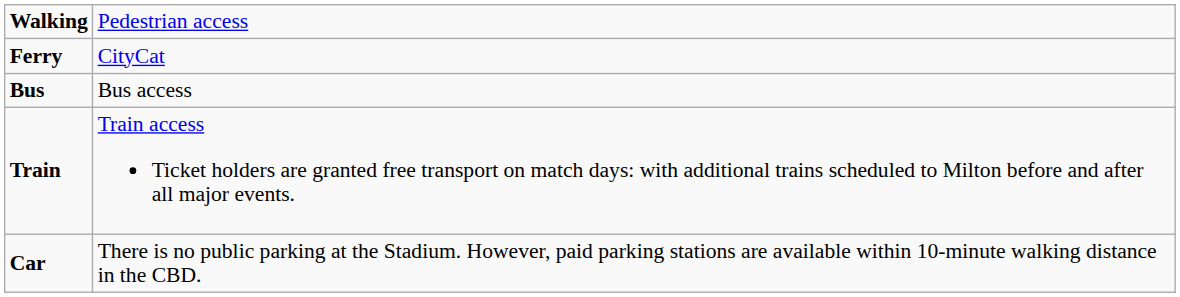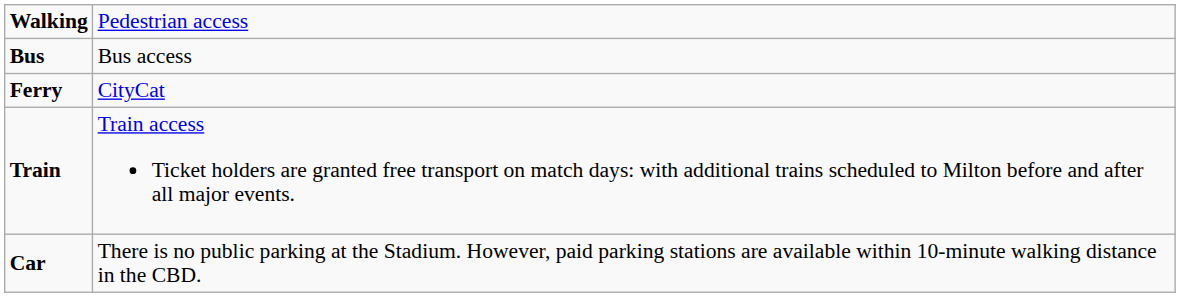rows swapped: (36, 55) <-> (27, 90)
